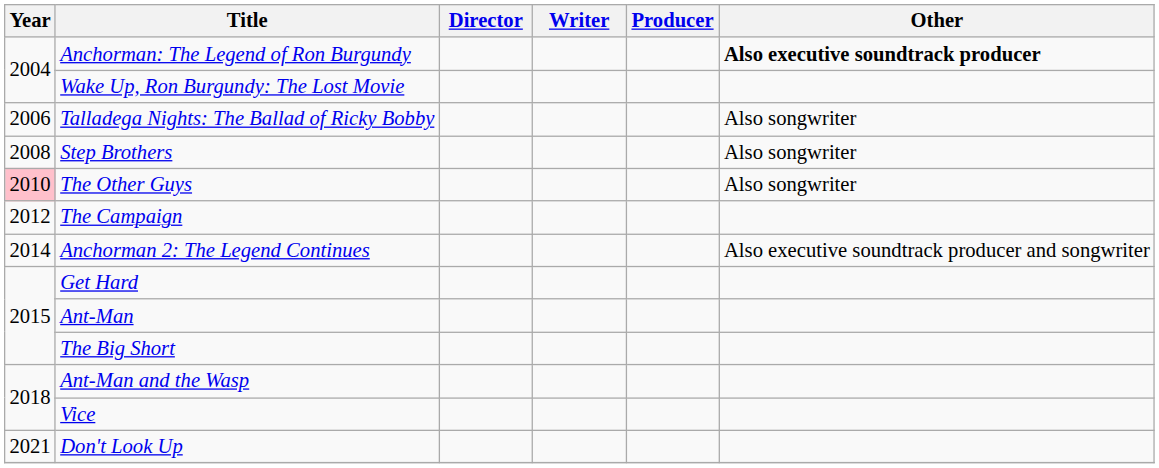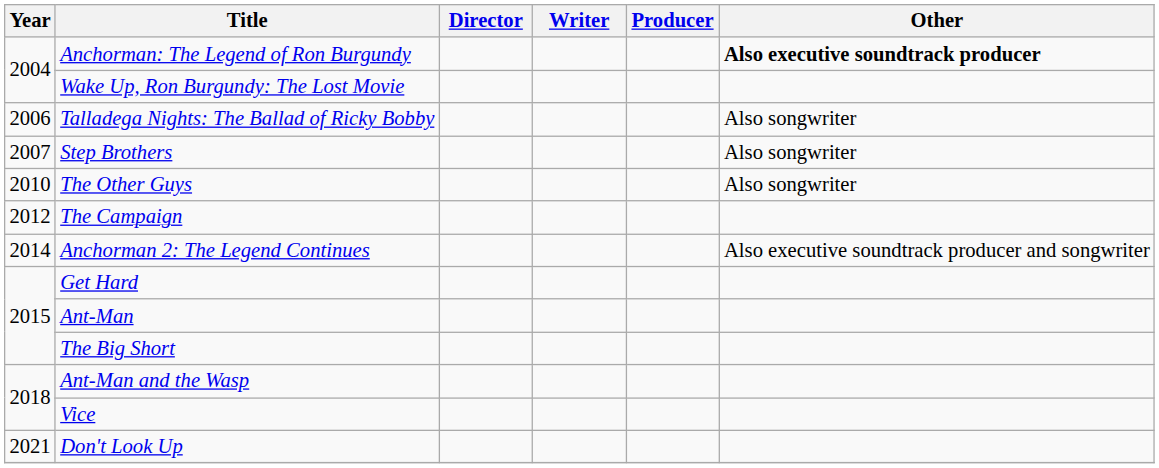(30, 151) 2008 -> (30, 151) 2007
(30, 184) pink background -> (30, 184) no background
